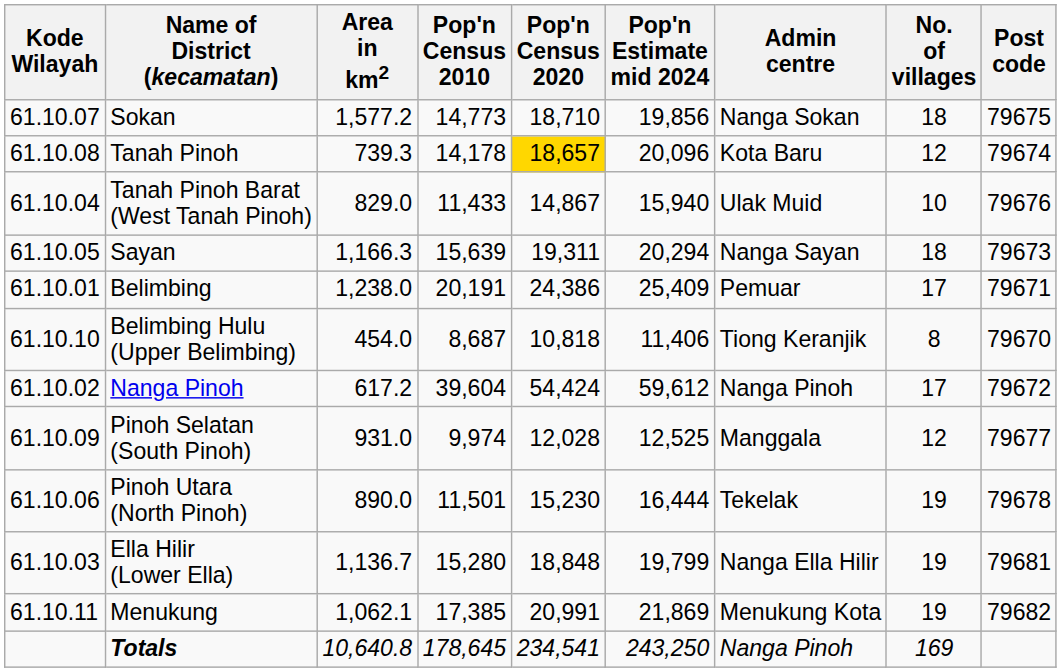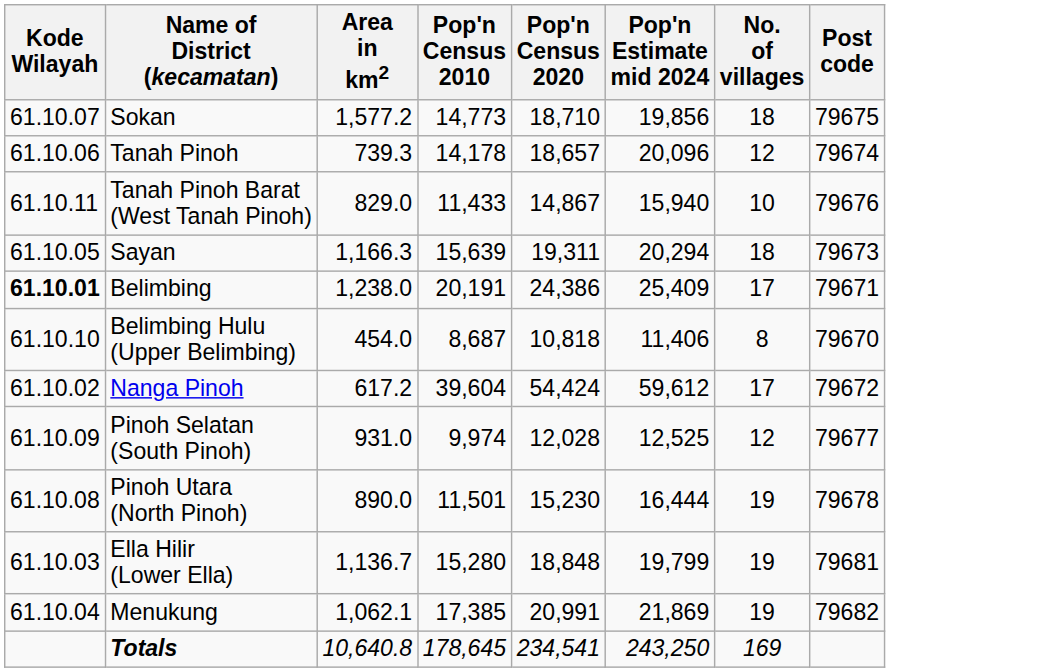- column: (801, 51)
(55, 153) 61.10.08 -> (55, 153) 61.10.06
(565, 153) gold background -> (565, 153) no background
(55, 203) 61.10.04 -> (54, 203) 61.10.11
(55, 289) normal -> (55, 289) bold
(55, 500) 61.10.06 -> (55, 500) 61.10.08
(54, 612) 61.10.11 -> (55, 612) 61.10.04
